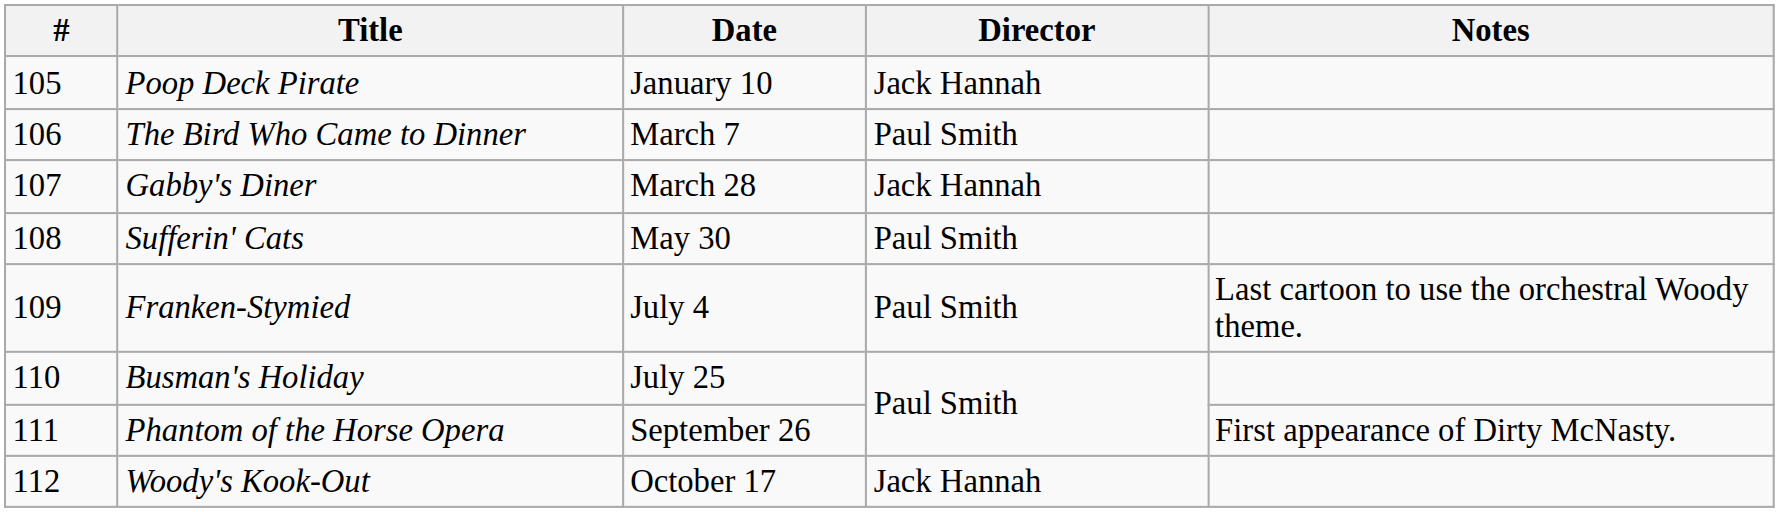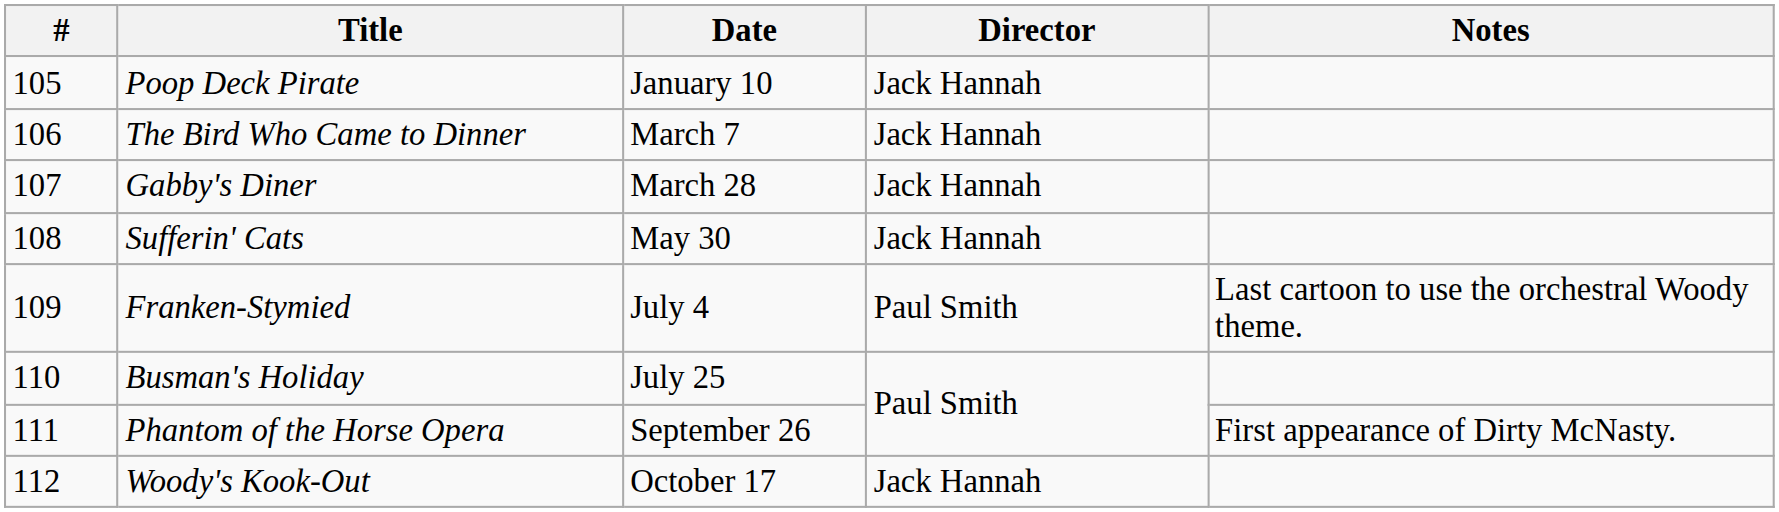(946, 133) Paul Smith -> (958, 133) Jack Hannah
(946, 237) Paul Smith -> (958, 237) Jack Hannah
